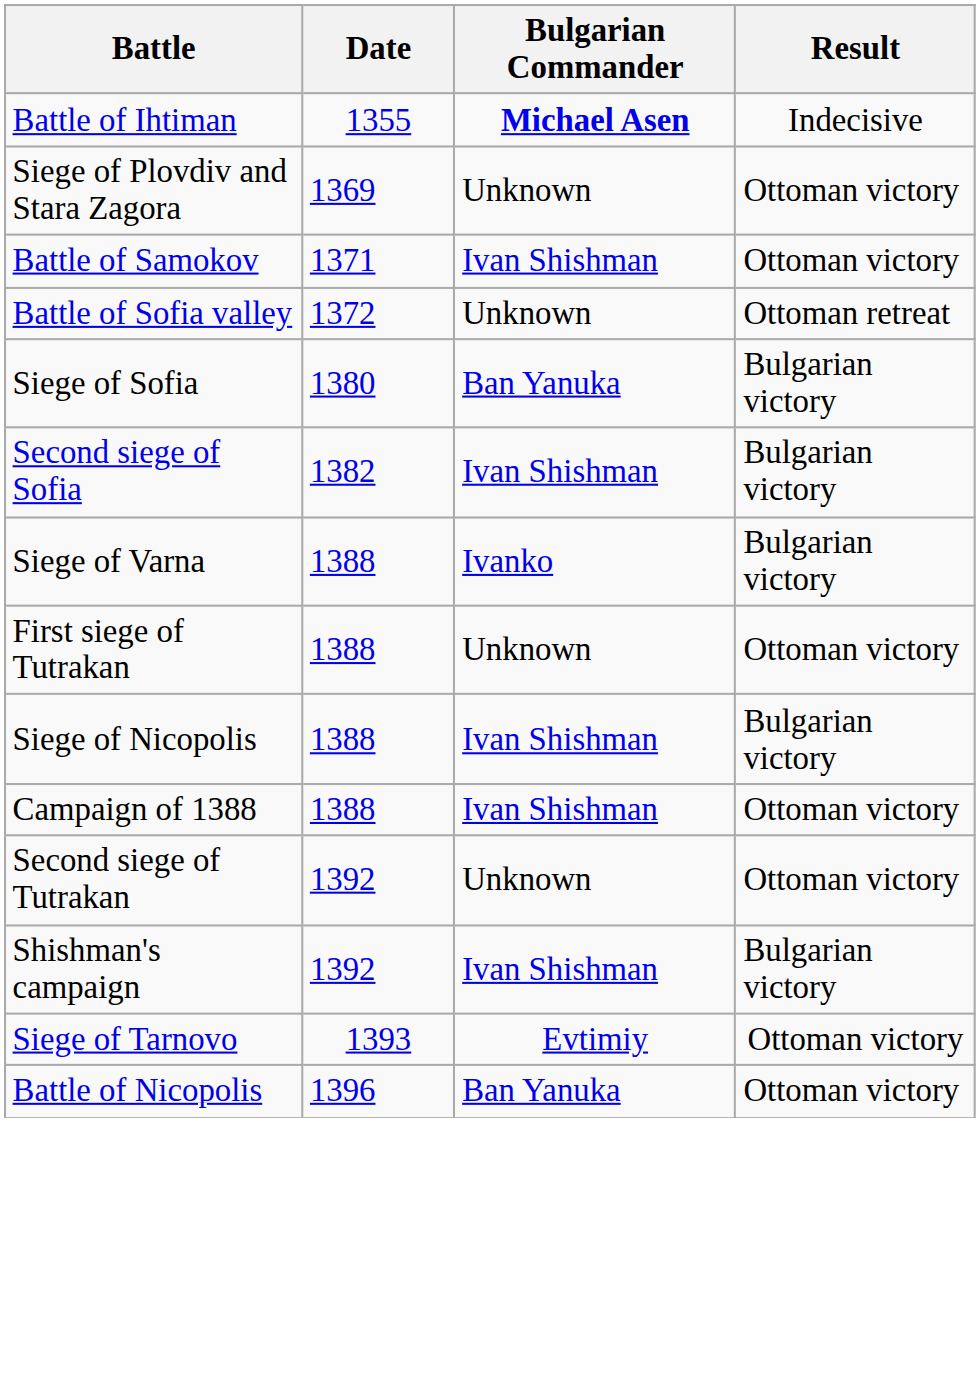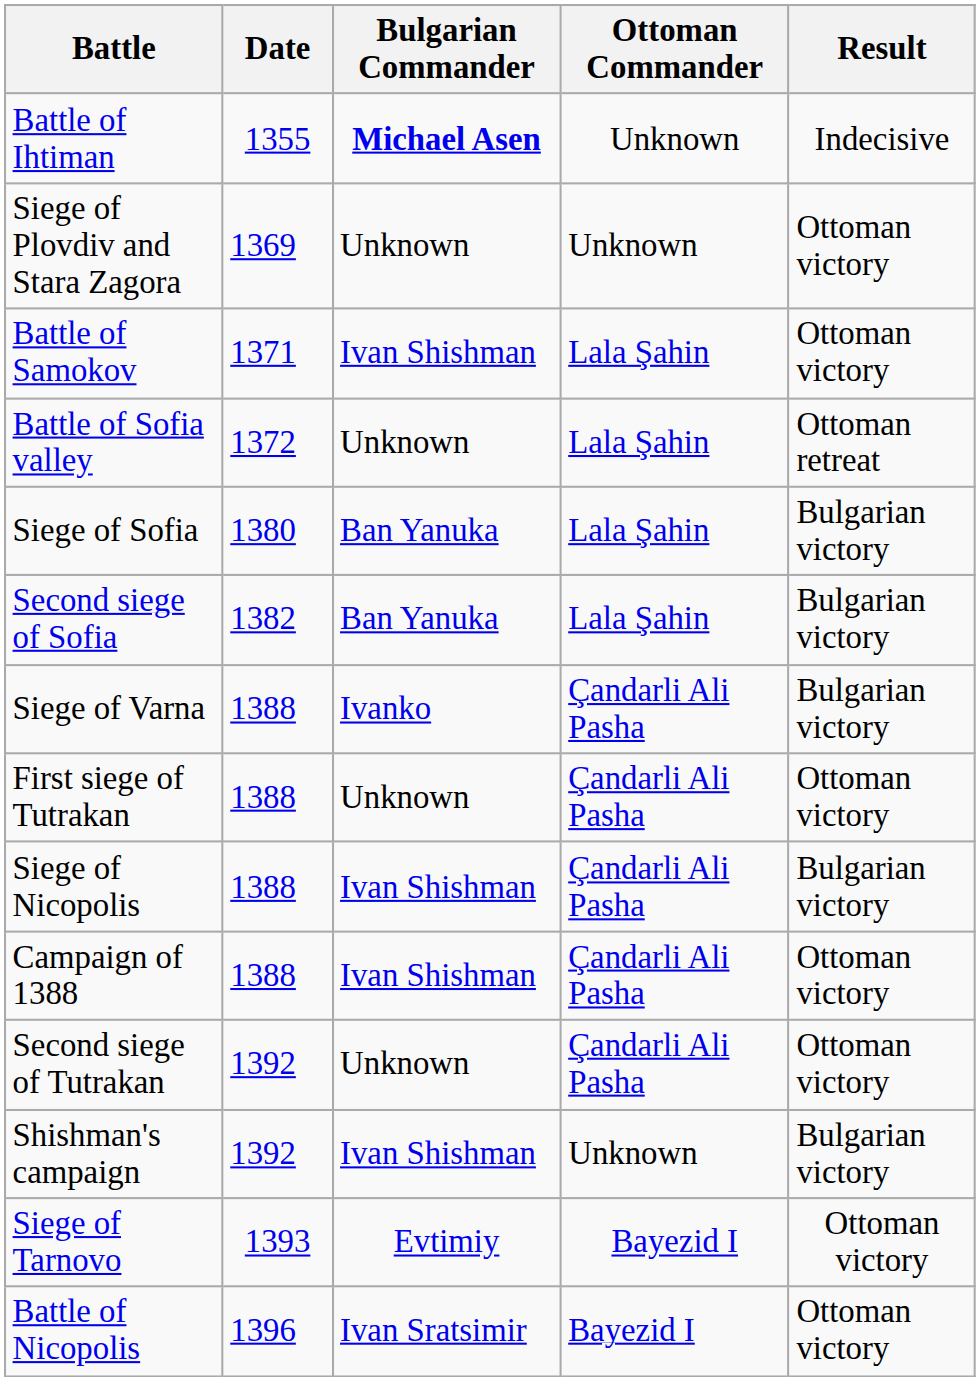+ column: (675, 48)
(560, 471) Ivan Shishman -> (419, 619) Ban Yanuka
(541, 1090) Ban Yanuka -> (433, 1330) Ivan Sratsimir
